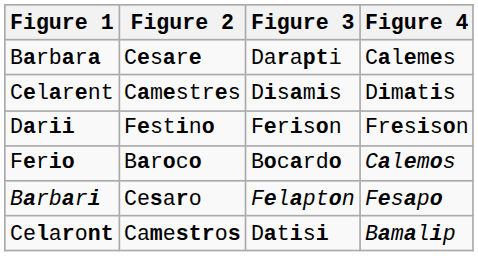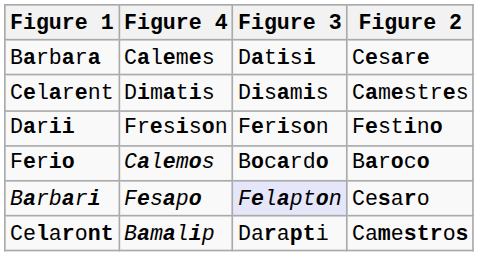columns swapped: (182, 22) <-> (417, 22)
(296, 58) Darapti -> (277, 58) Datisi
(303, 198) no background -> (290, 198) lavender background
(290, 233) Datisi -> (283, 233) Darapti
